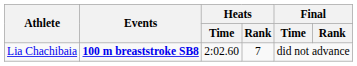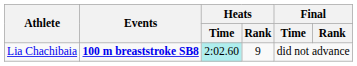(222, 52) no background -> (222, 52) paleturquoise background
(258, 52) 7 -> (258, 52) 9
